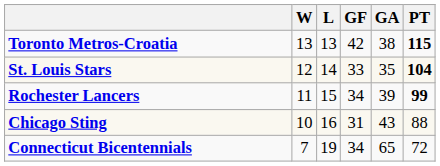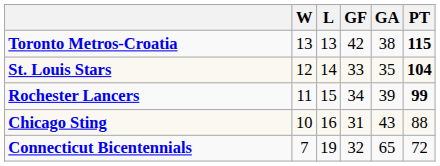(356, 148) 34 -> (356, 148) 32
